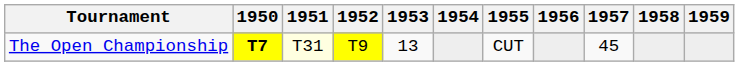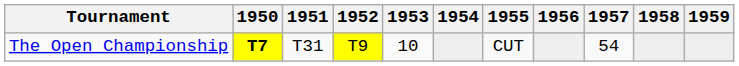(308, 47) lightyellow background -> (308, 47) no background
(408, 47) 13 -> (408, 47) 10
(609, 47) 45 -> (609, 47) 54
